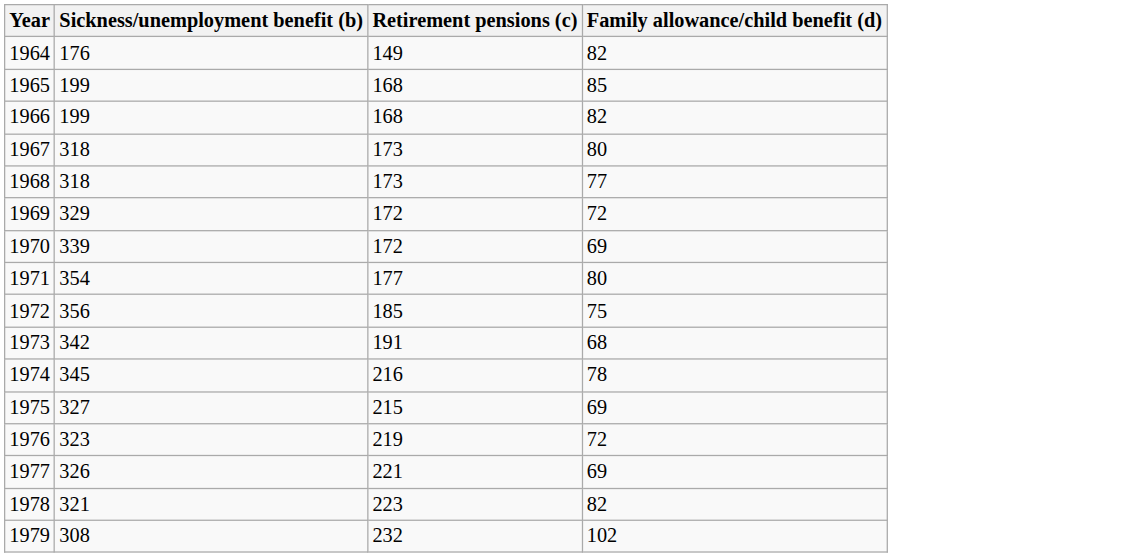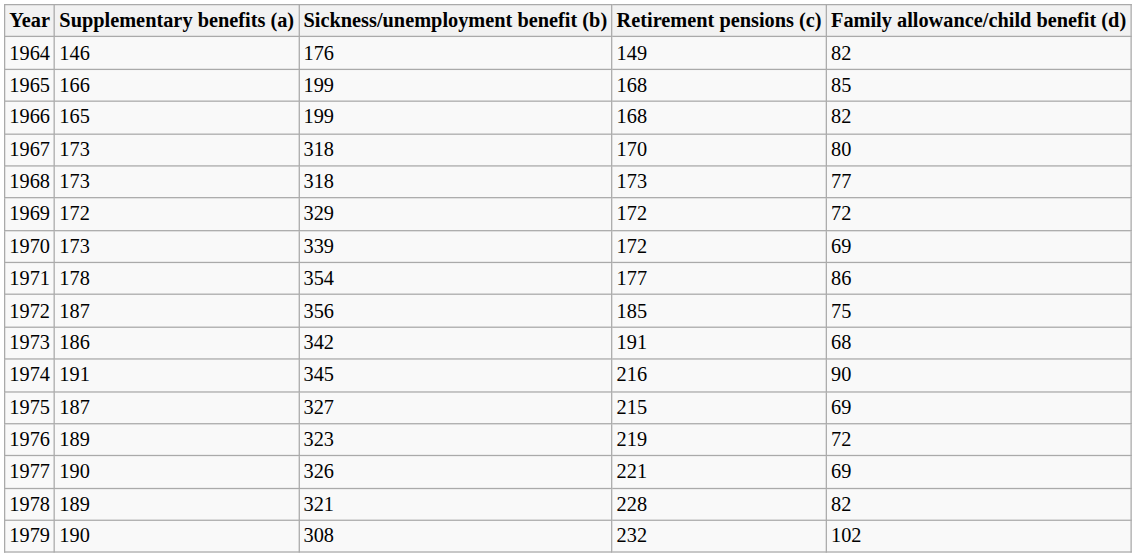+ column: (177, 20)
(388, 149) 173 -> (632, 149) 170
(597, 278) 80 -> (841, 278) 86
(597, 375) 78 -> (841, 375) 90
(388, 504) 223 -> (632, 504) 228
